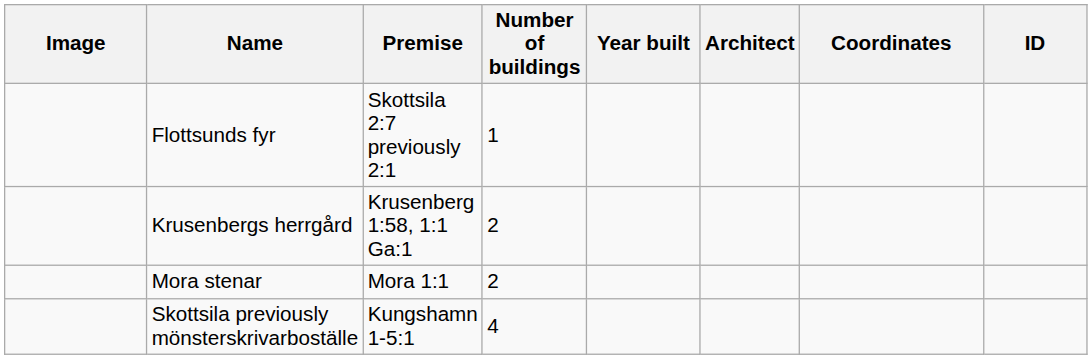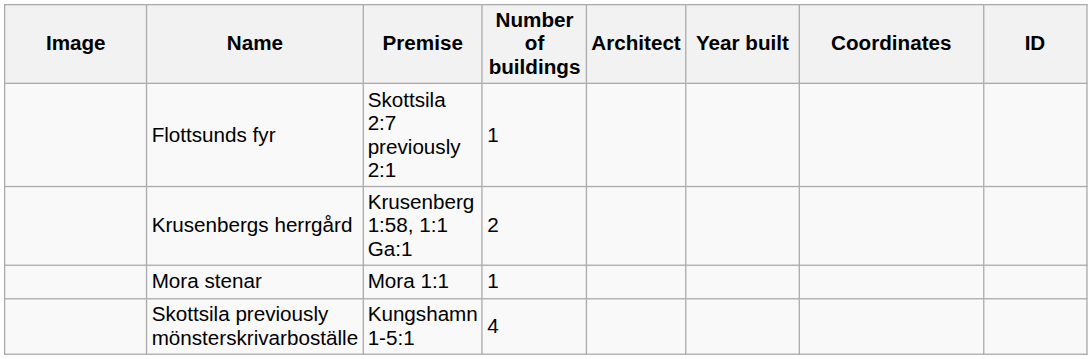columns swapped: (643, 44) <-> (750, 44)
(493, 281) 2 -> (493, 281) 1
